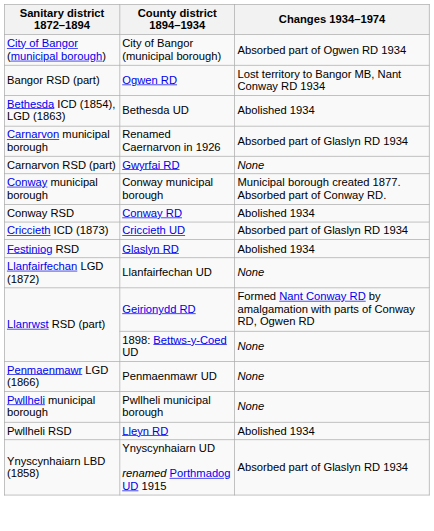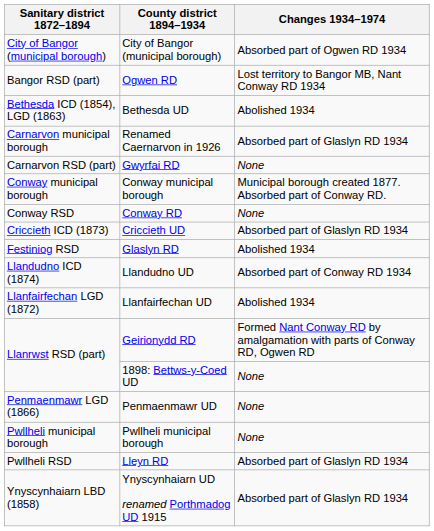(276, 213) Abolished 1934 -> (251, 213) None
+ row: (158, 272)
(251, 272) None -> (276, 303) Abolished 1934
(276, 431) Abolished 1934 -> (323, 461) Absorbed part of Glaslyn RD 1934
